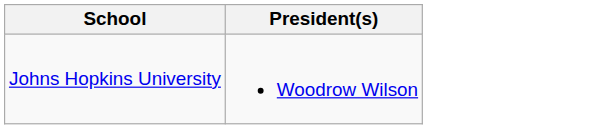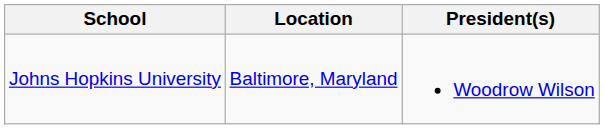+ column: (314, 19)
